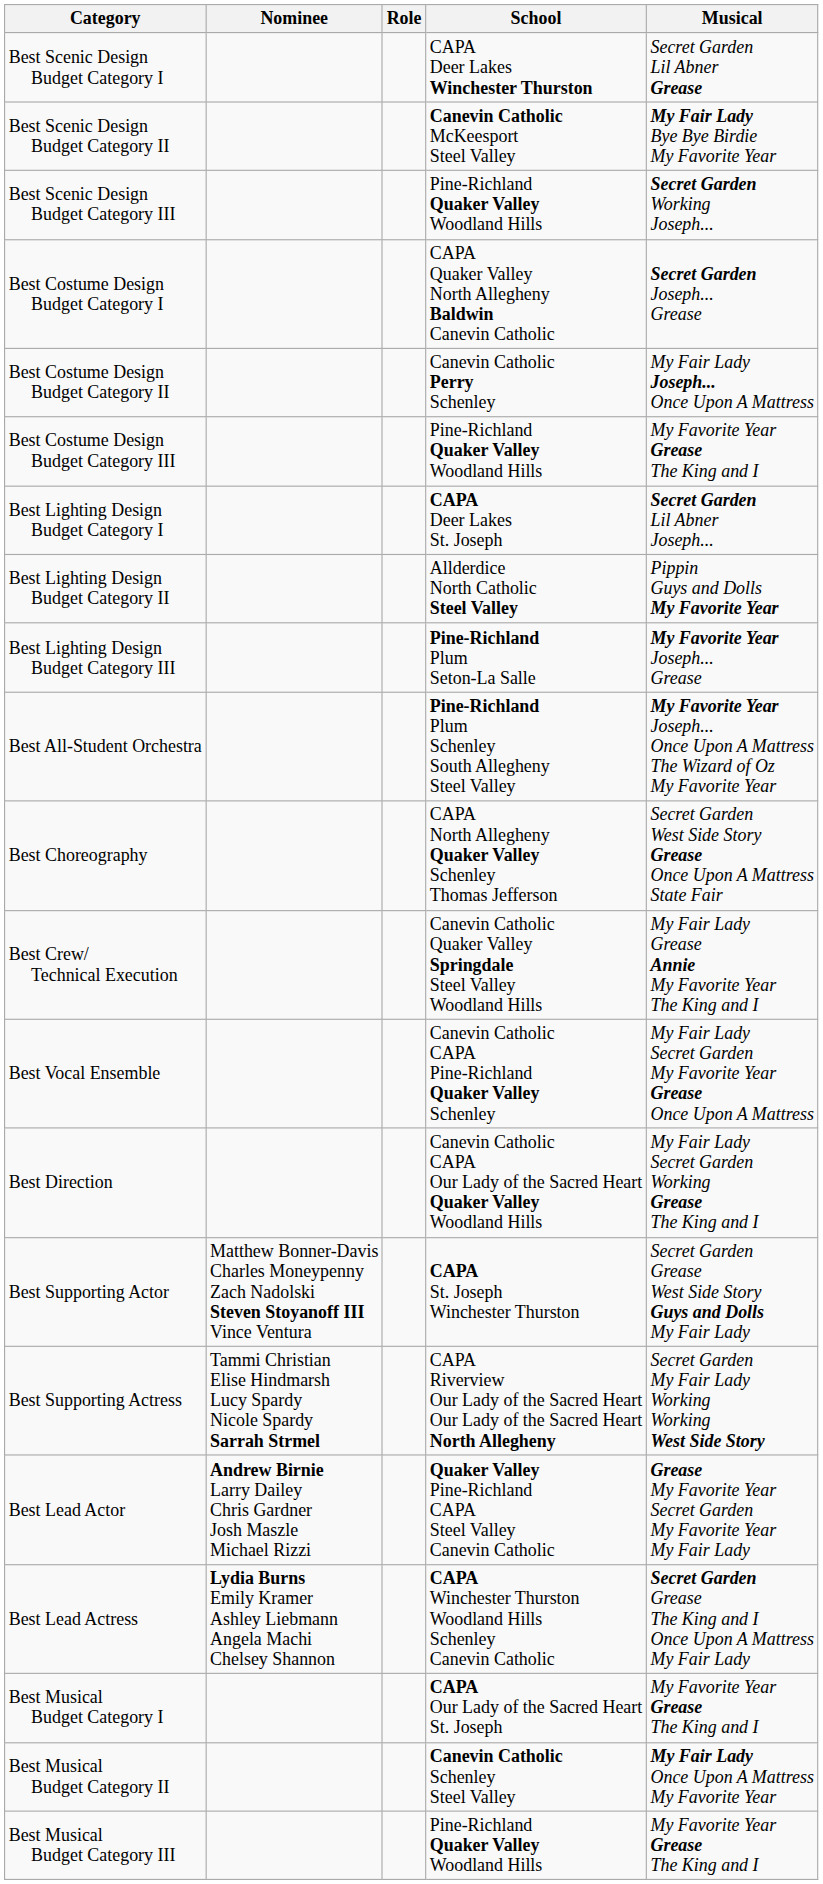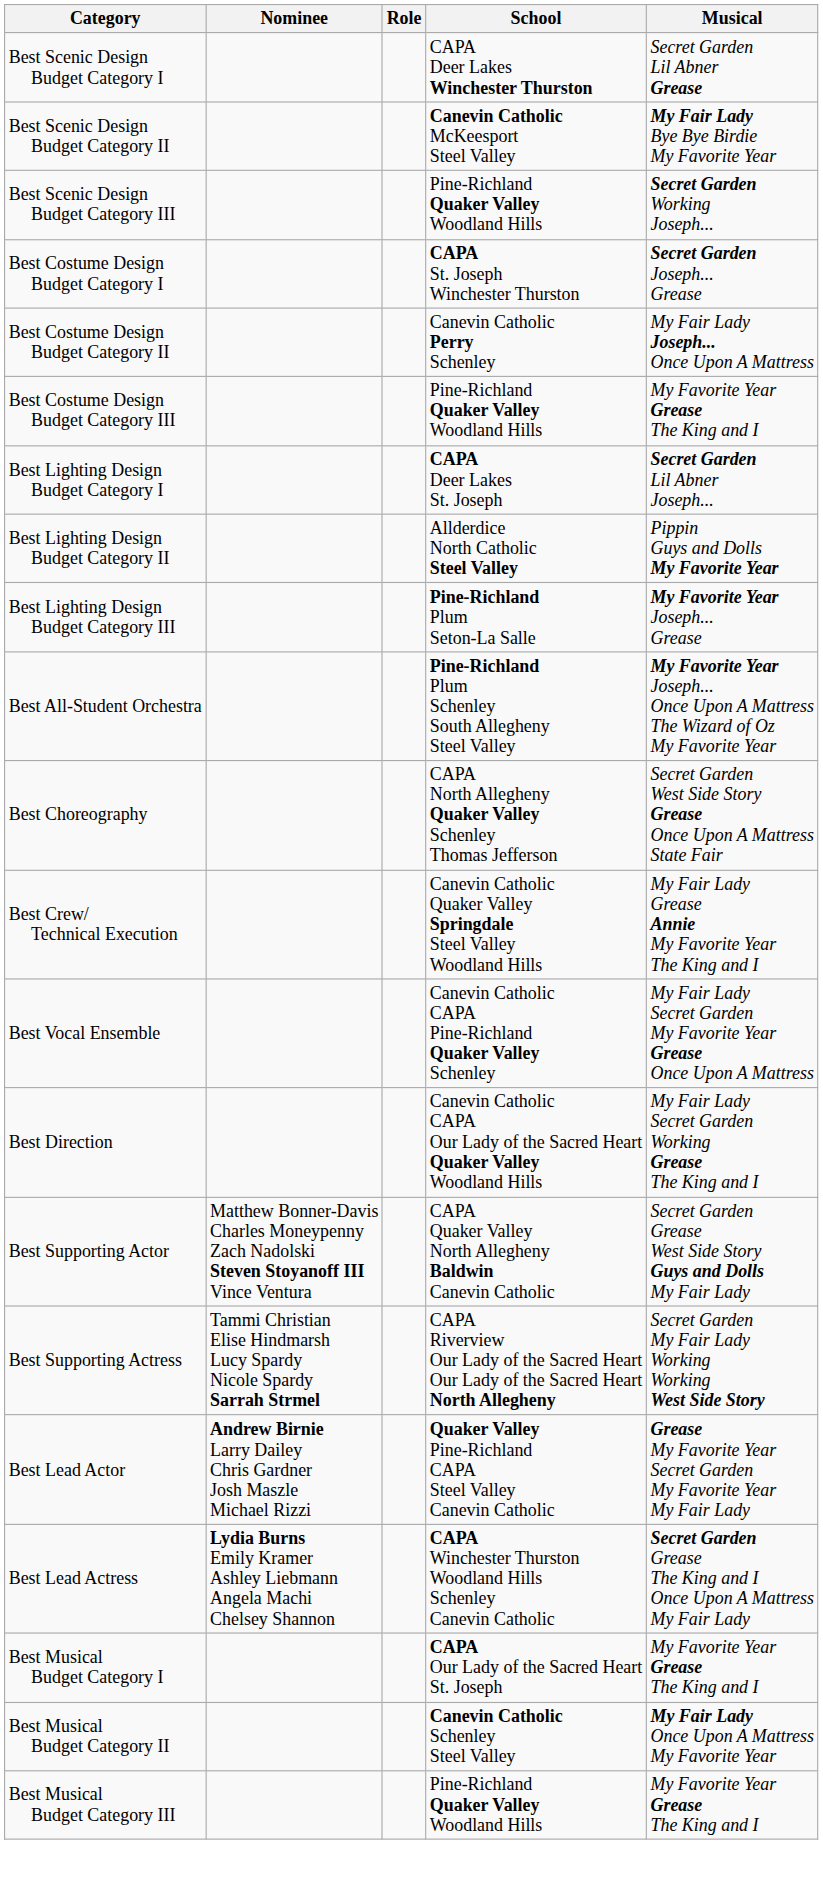(492, 293) CAPA Quaker Valley North Allegheny Baldwin Canevin Catholic -> (505, 273) CAPA St. Joseph Winchester Thurston
(505, 1291) CAPA St. Joseph Winchester Thurston -> (492, 1251) CAPA Quaker Valley North Allegheny Baldwin Canevin Catholic
